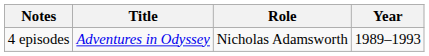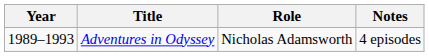columns swapped: (388, 16) <-> (39, 16)
